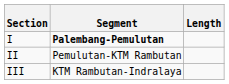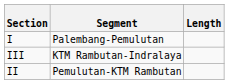(108, 39) bold -> (108, 39) normal
rows swapped: (13, 55) <-> (16, 71)
